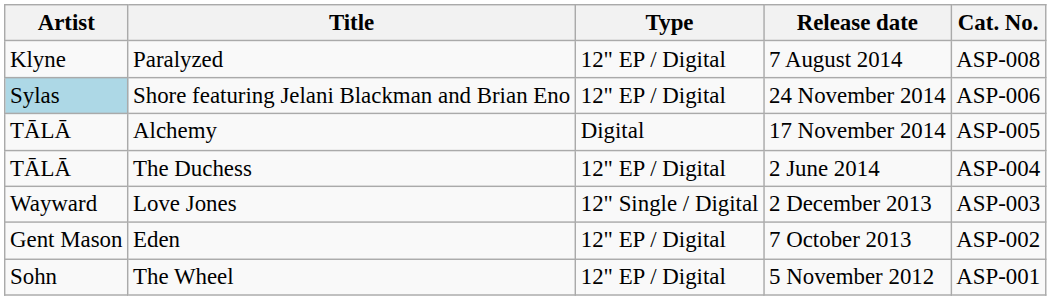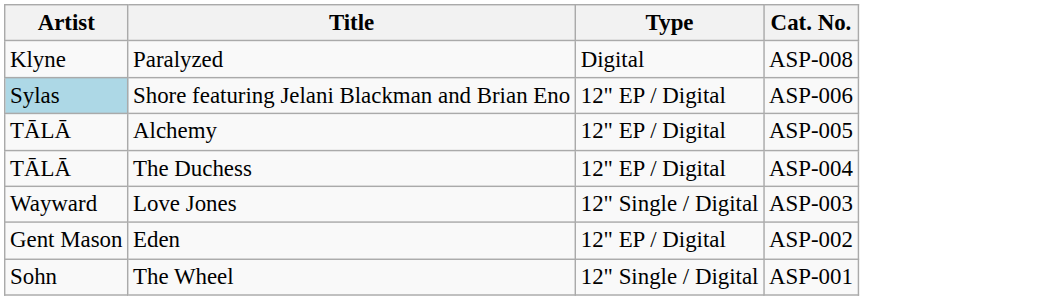- column: (857, 22)
(653, 58) 12" EP / Digital -> (612, 58) Digital
(612, 131) Digital -> (653, 131) 12" EP / Digital
(653, 276) 12" EP / Digital -> (670, 276) 12" Single / Digital
